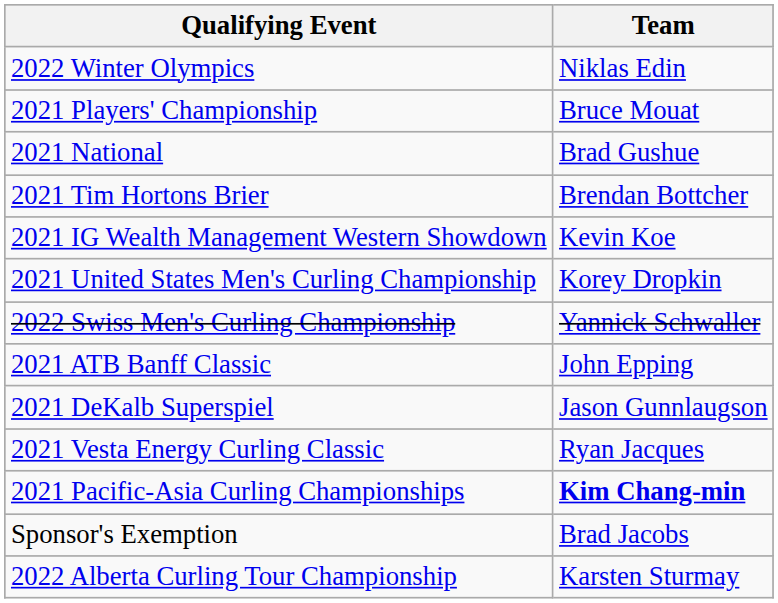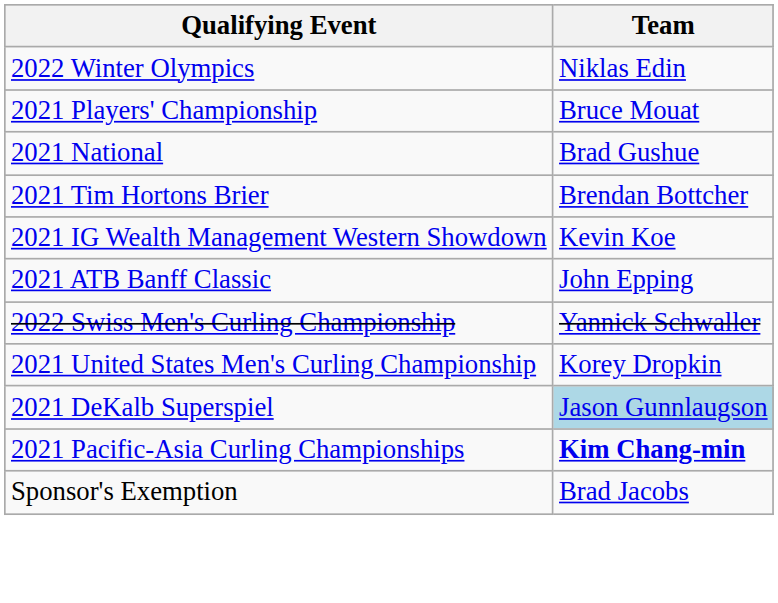rows swapped: (274, 279) <-> (141, 364)
(663, 407) no background -> (663, 407) lightblue background
- row: (198, 449)
- row: (234, 576)
